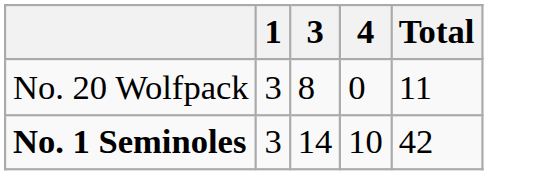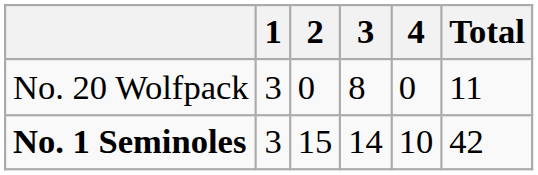+ column: (315, 31)
